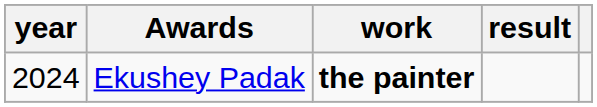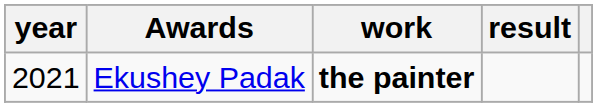(46, 76) 2024 -> (46, 76) 2021
